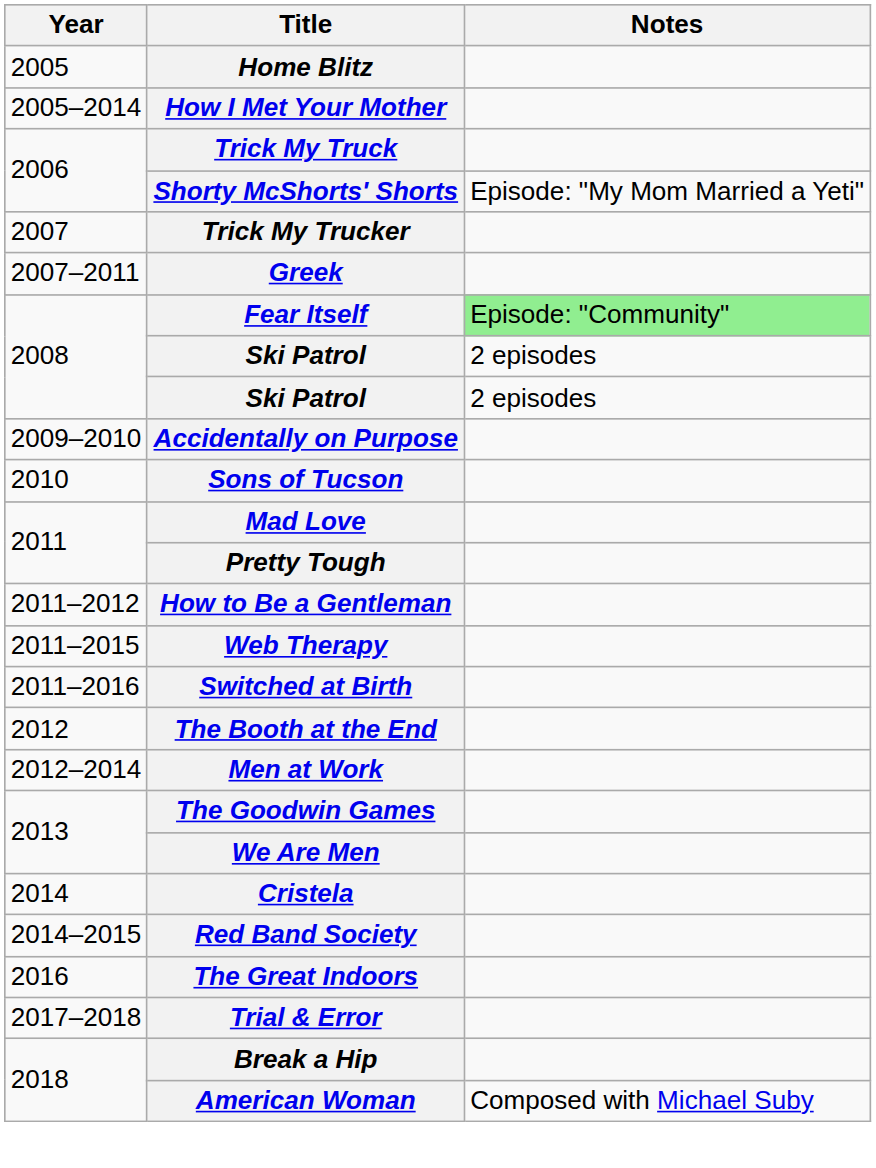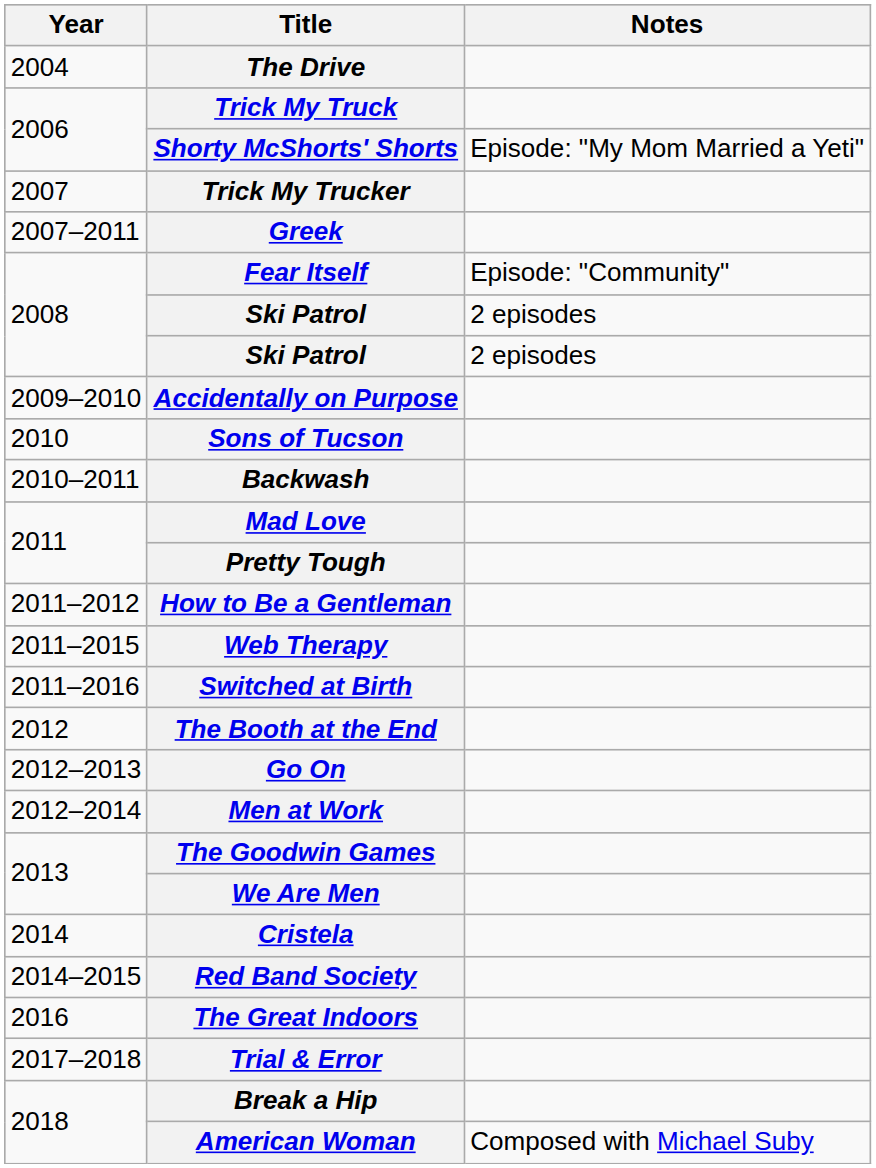+ row: (40, 66)
- row: (40, 66)
- row: (76, 107)
(600, 314) lightgreen background -> (600, 273) no background
+ row: (75, 480)
+ row: (76, 769)
